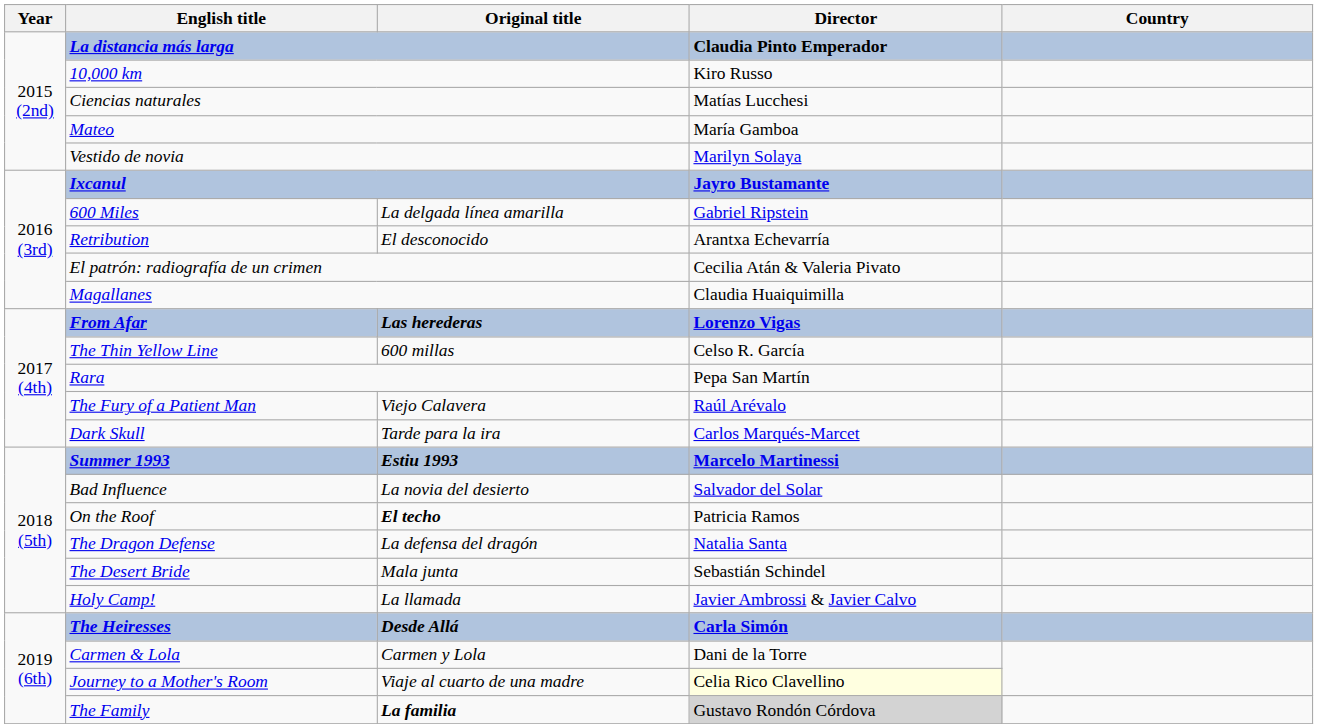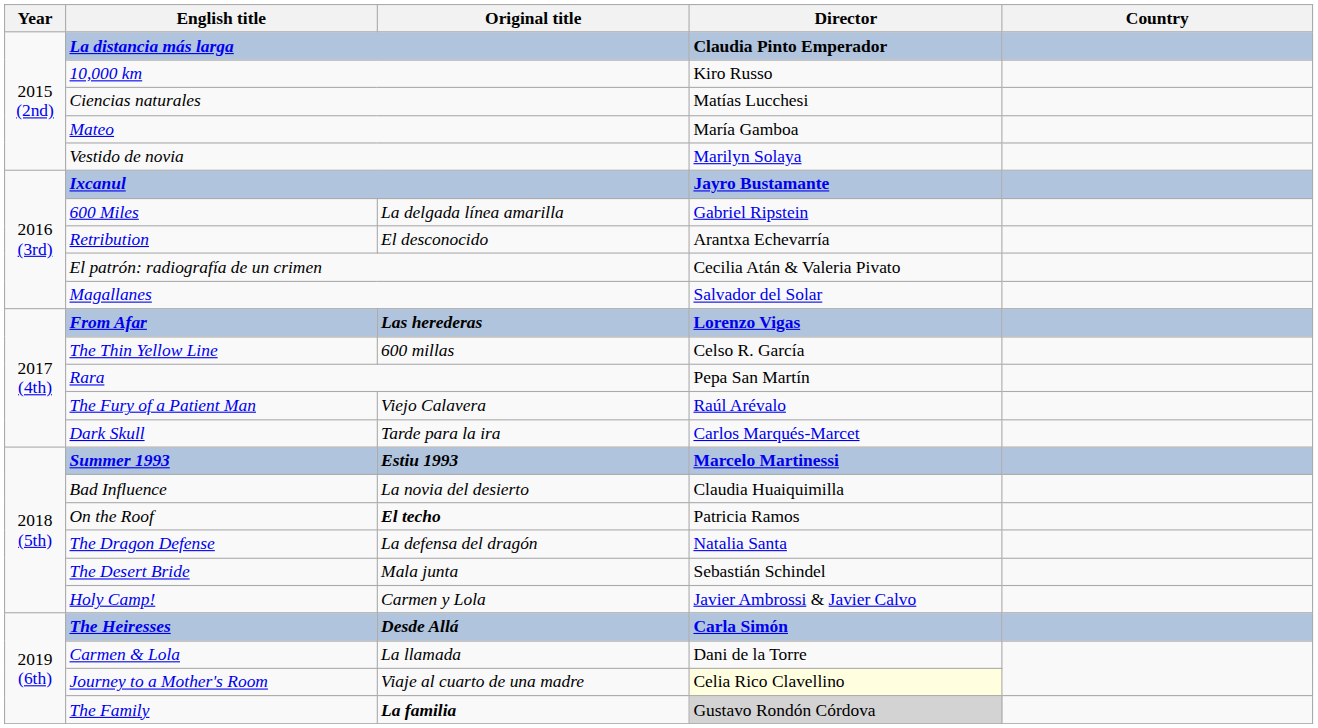(769, 294) Claudia Huaiquimilla -> (758, 294) Salvador del Solar
(758, 488) Salvador del Solar -> (769, 488) Claudia Huaiquimilla
(421, 599) La llamada -> (433, 599) Carmen y Lola
(433, 654) Carmen y Lola -> (421, 654) La llamada
